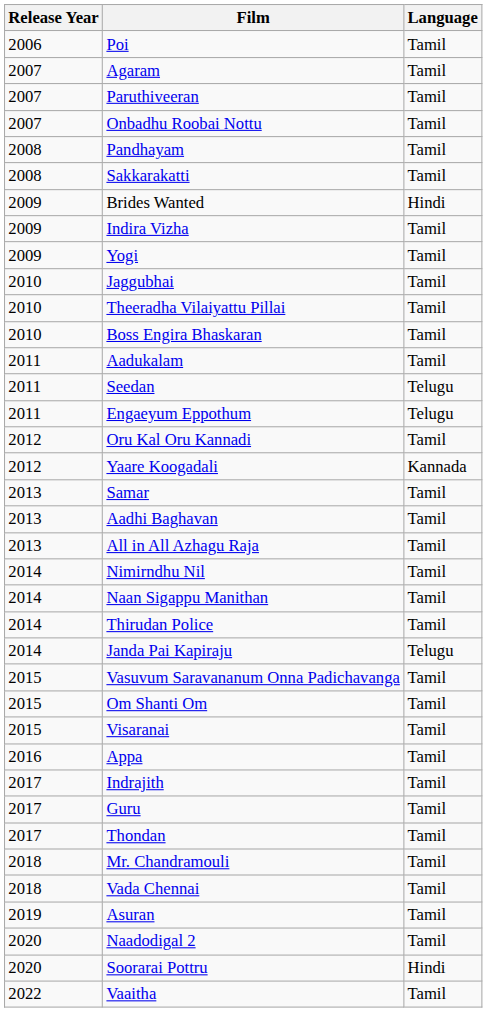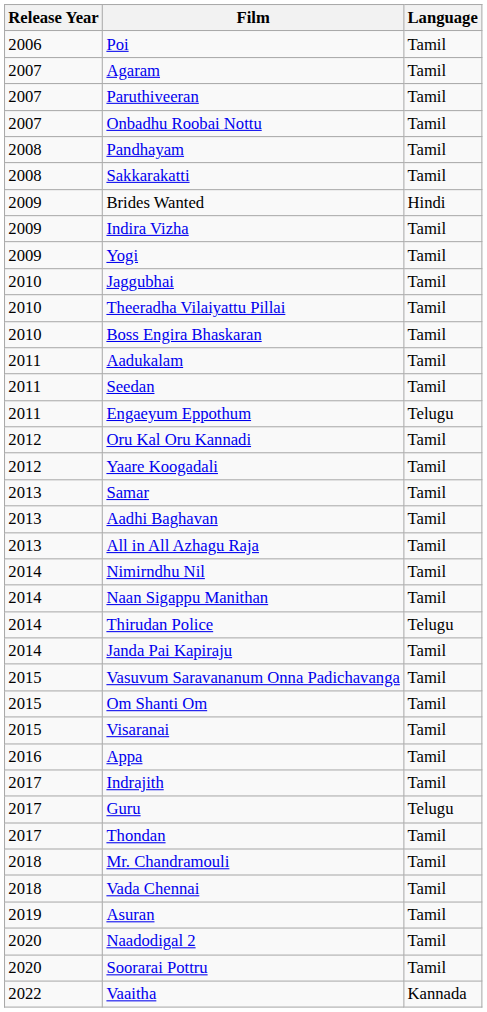(431, 387) Telugu -> (427, 387) Tamil
(437, 466) Kannada -> (427, 466) Tamil
(427, 624) Tamil -> (431, 624) Telugu
(431, 651) Telugu -> (427, 651) Tamil
(427, 809) Tamil -> (431, 809) Telugu
(426, 967) Hindi -> (427, 967) Tamil
(427, 994) Tamil -> (437, 994) Kannada
